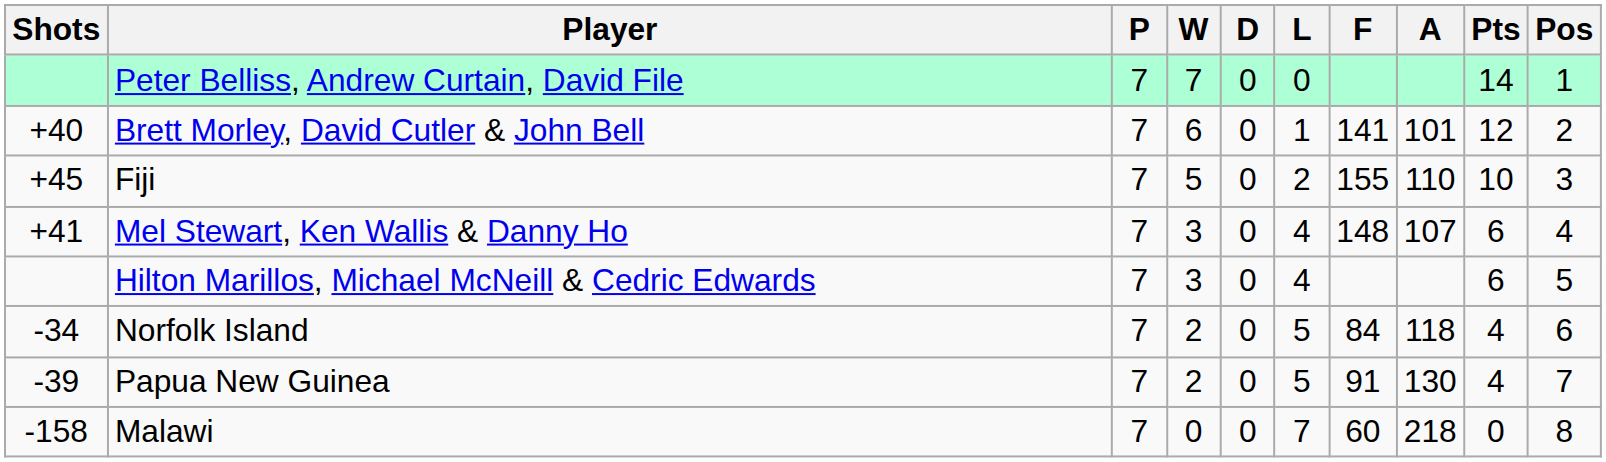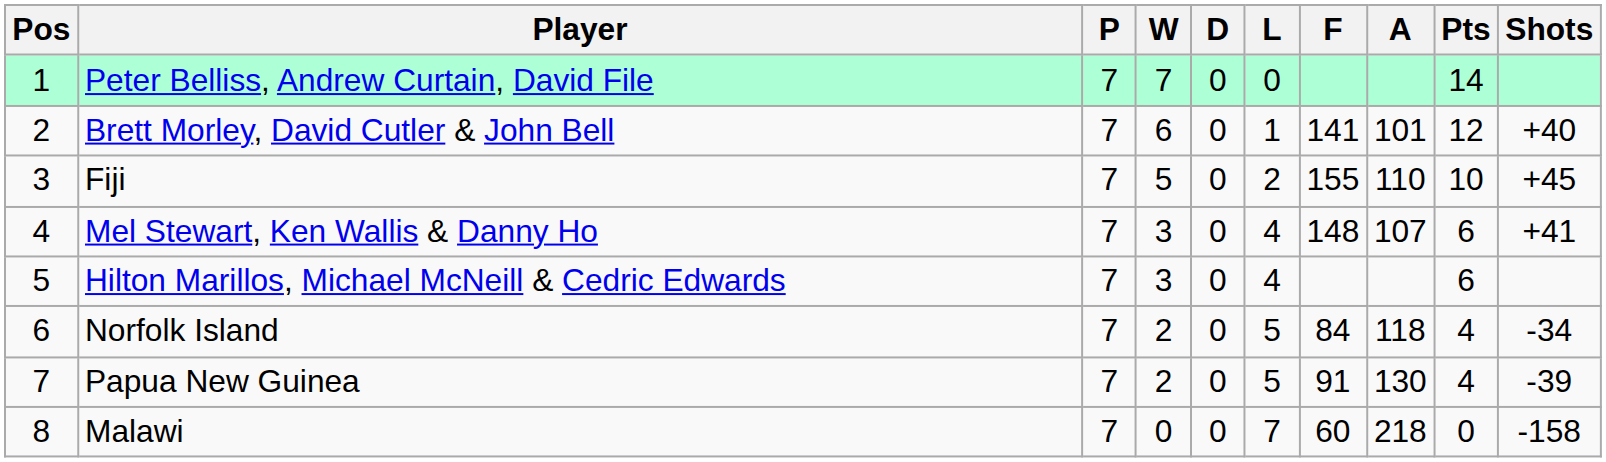columns swapped: (1564, 29) <-> (56, 29)
